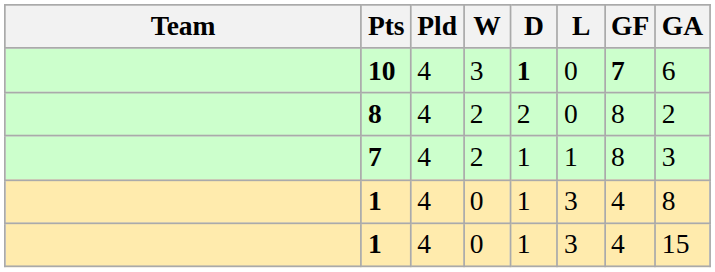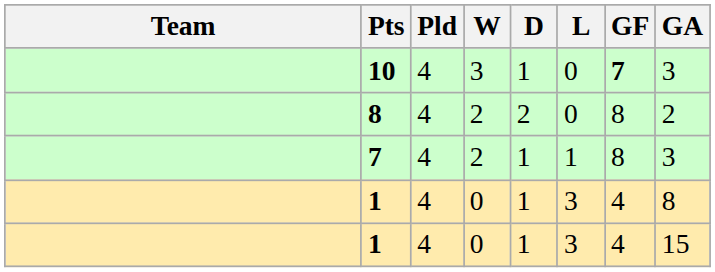(524, 69) bold -> (524, 69) normal
(669, 69) 6 -> (669, 69) 3
